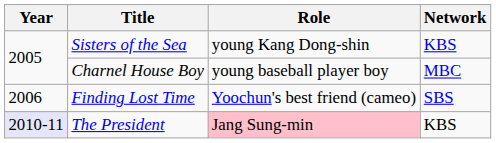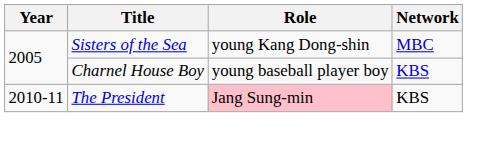(440, 44) KBS -> (415, 44) MBC
(442, 71) MBC -> (413, 71) KBS
- row: (133, 97)
(36, 124) lavender background -> (36, 97) no background
